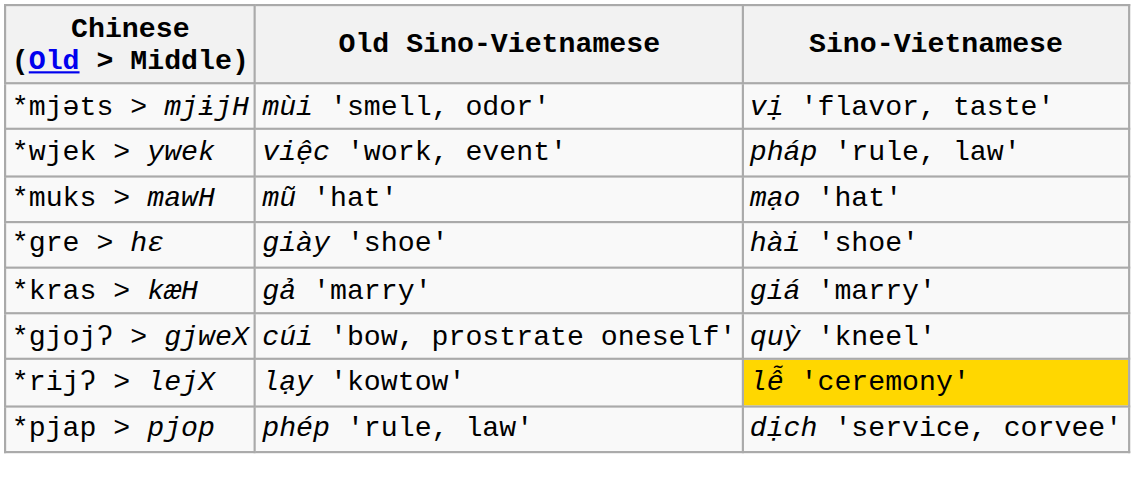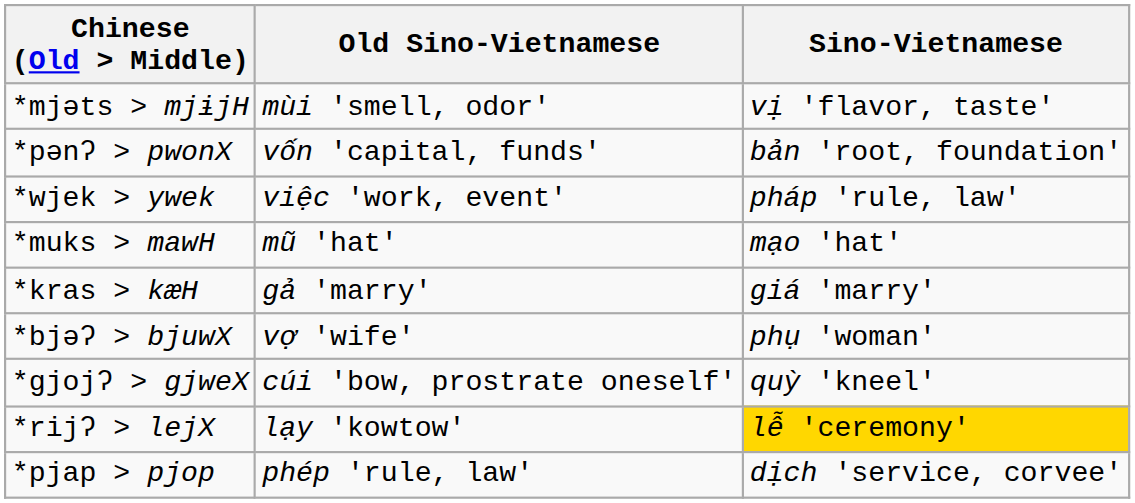+ row: (122, 153)
- row: (88, 245)
+ row: (122, 336)
